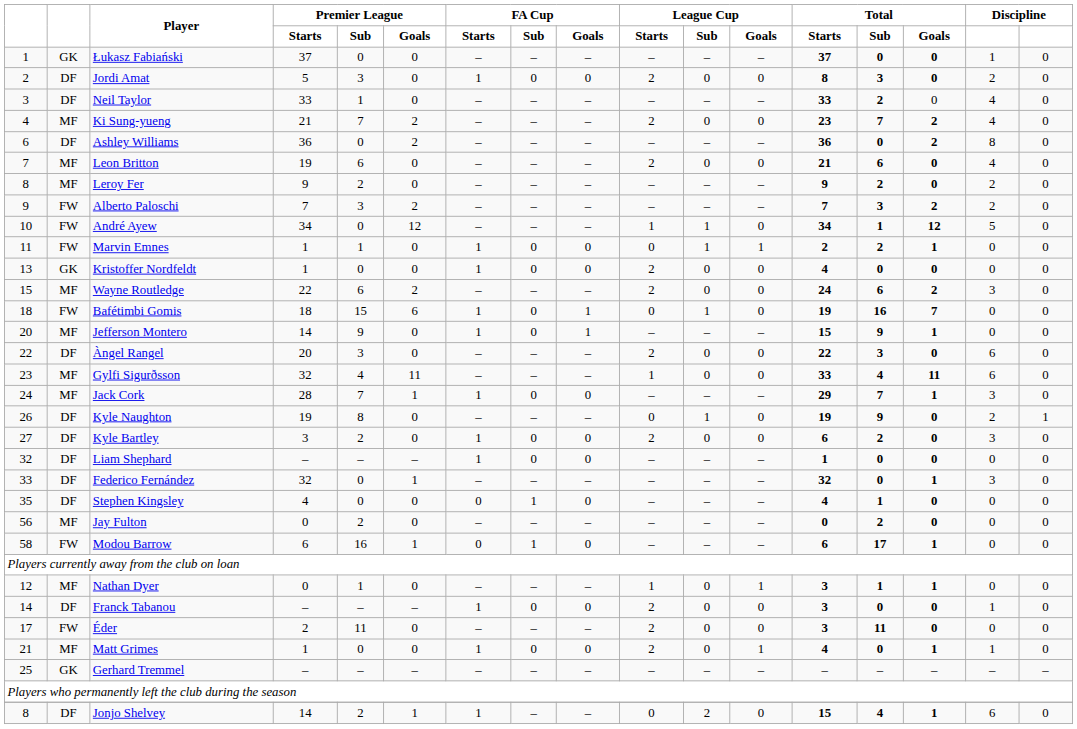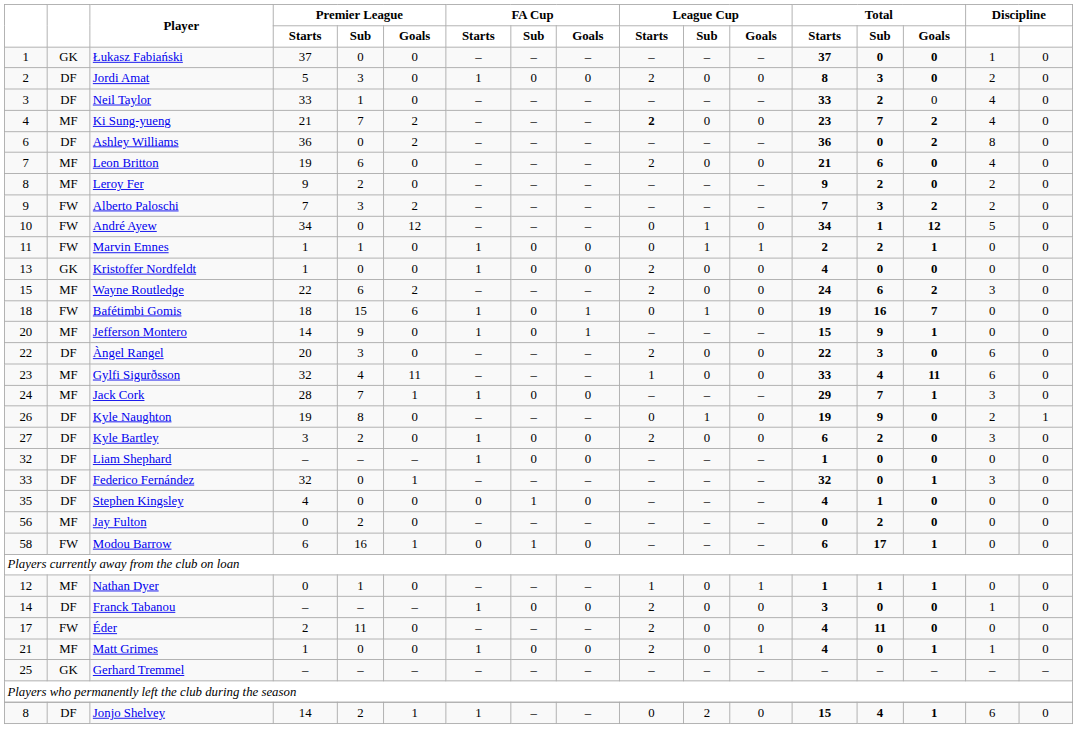(652, 121) normal -> (652, 121) bold
(652, 226) 1 -> (652, 226) 0
(825, 586) 3 -> (825, 586) 1
(825, 628) 3 -> (825, 628) 4
